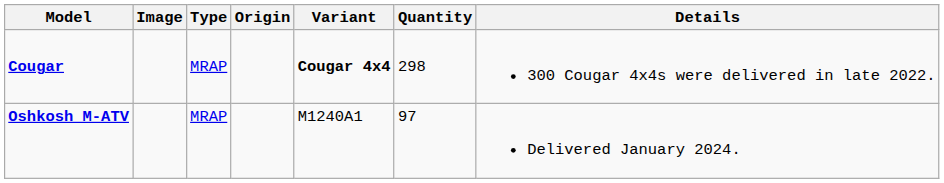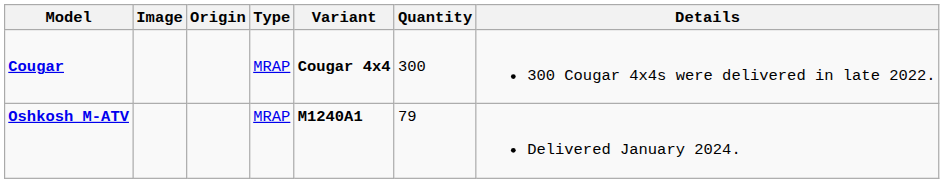columns swapped: (262, 17) <-> (209, 17)
(412, 67) 298 -> (412, 67) 300
(330, 116) normal -> (330, 116) bold
(407, 116) 97 -> (407, 116) 79
